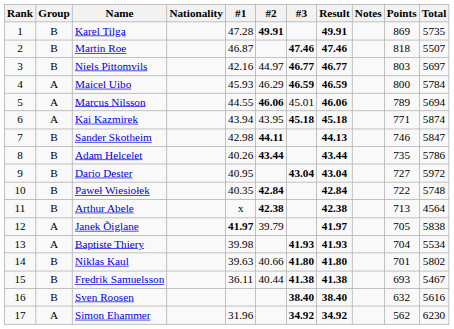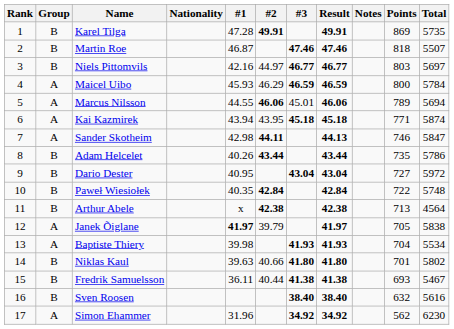(54, 137) B -> (54, 137) A
